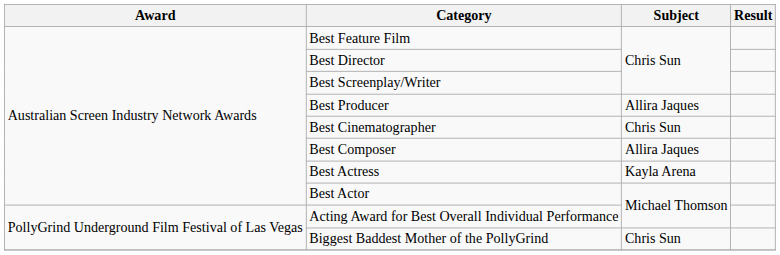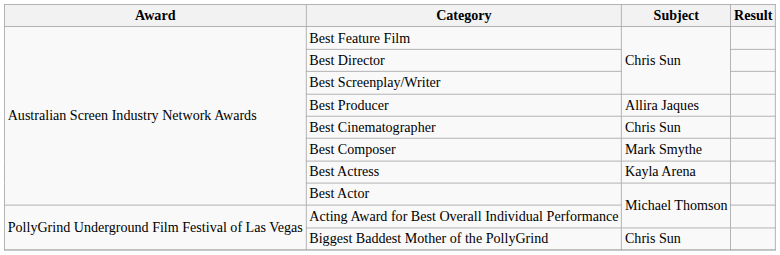(662, 149) Allira Jaques -> (663, 149) Mark Smythe
